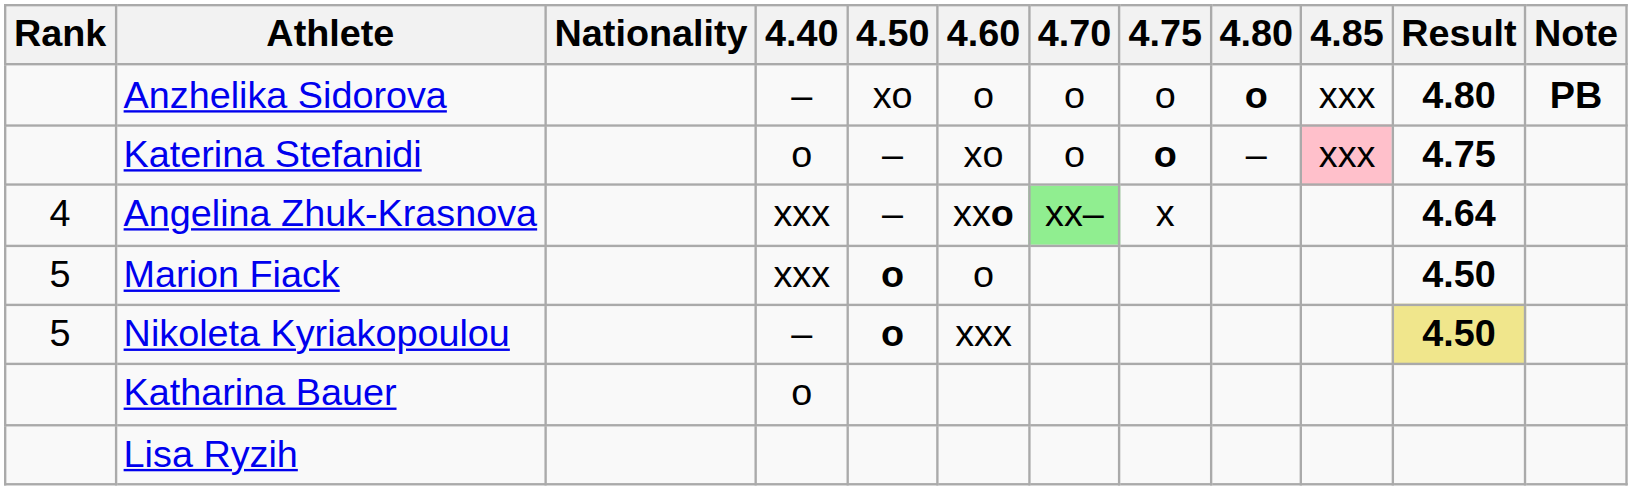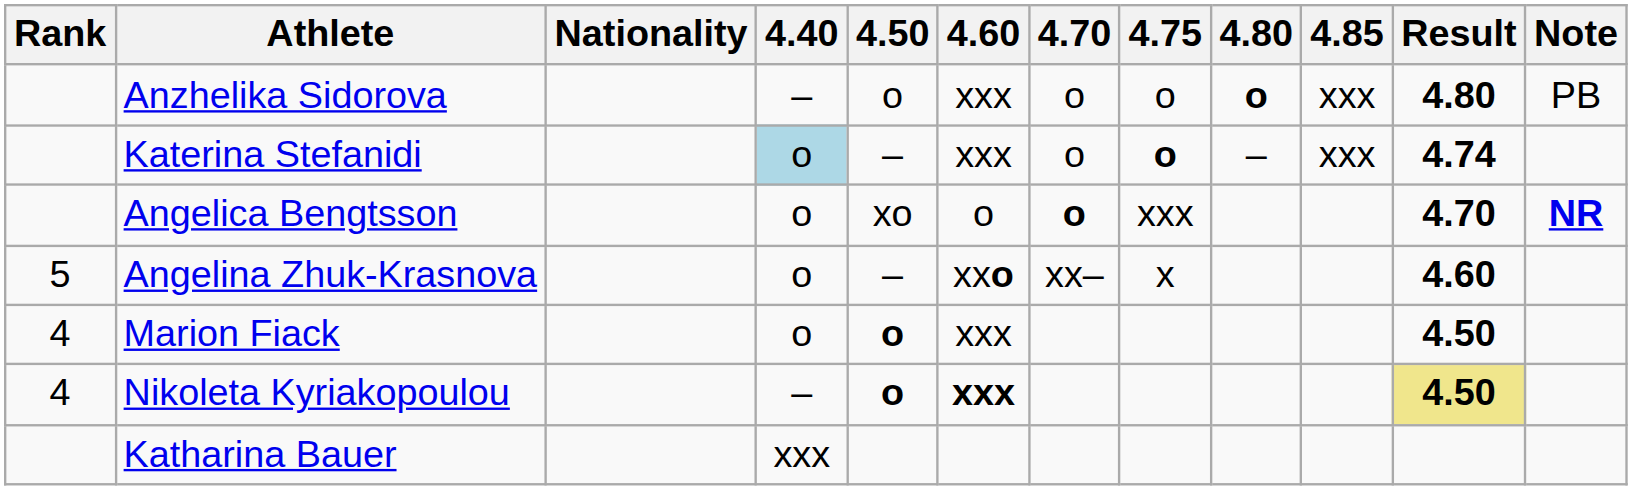(893, 94) xo -> (893, 94) o
(984, 94) o -> (984, 94) xxx
(1576, 94) bold -> (1576, 94) normal
(802, 154) no background -> (802, 154) lightblue background
(984, 154) xo -> (984, 154) xxx
(1347, 154) pink background -> (1347, 154) no background
(1459, 154) 4.75 -> (1459, 154) 4.74
+ row: (291, 214)
(60, 214) 4 -> (60, 273) 5
(802, 214) xxx -> (802, 273) o
(1074, 214) lightgreen background -> (1074, 273) no background
(1459, 214) 4.64 -> (1459, 273) 4.60
(60, 273) 5 -> (60, 333) 4
(802, 273) xxx -> (802, 333) o
(984, 273) o -> (984, 333) xxx
(60, 333) 5 -> (60, 393) 4
(984, 333) normal -> (984, 393) bold
(802, 393) o -> (802, 453) xxx
- row: (211, 453)
